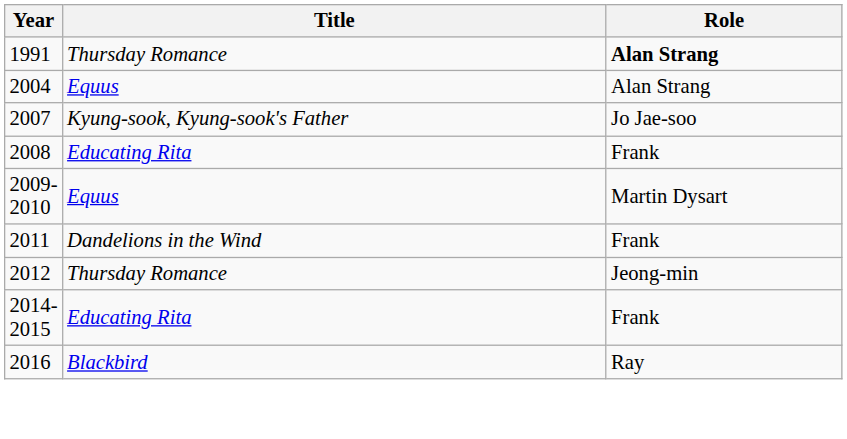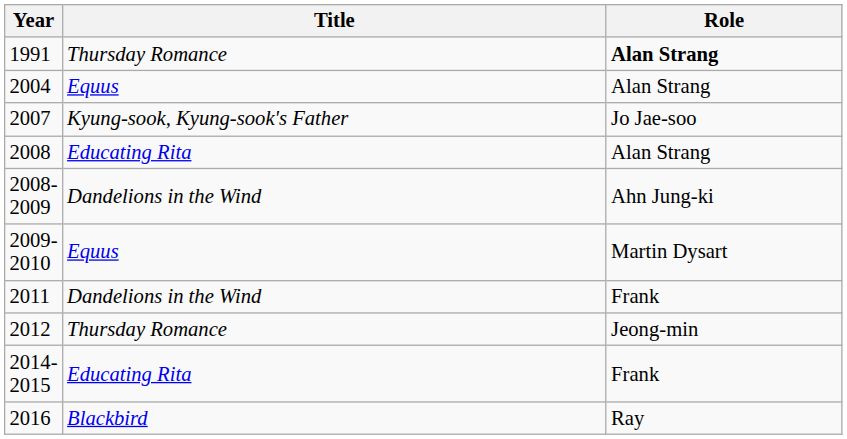(635, 151) Frank -> (661, 151) Alan Strang
+ row: (33, 196)
